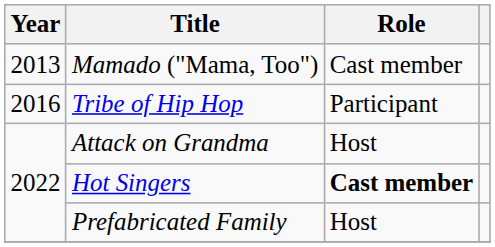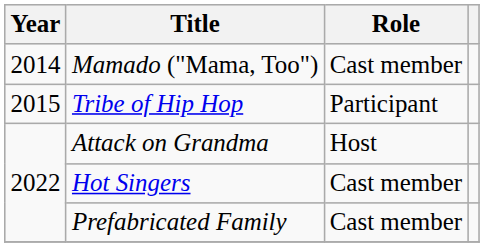(35, 63) 2013 -> (35, 63) 2014
(35, 103) 2016 -> (35, 103) 2015
(401, 182) bold -> (396, 182) normal
(353, 222) Host -> (396, 222) Cast member
